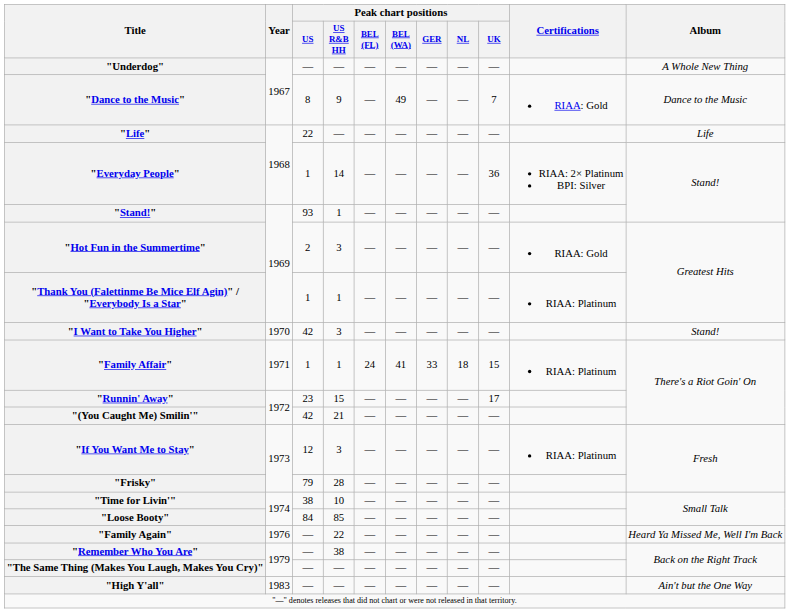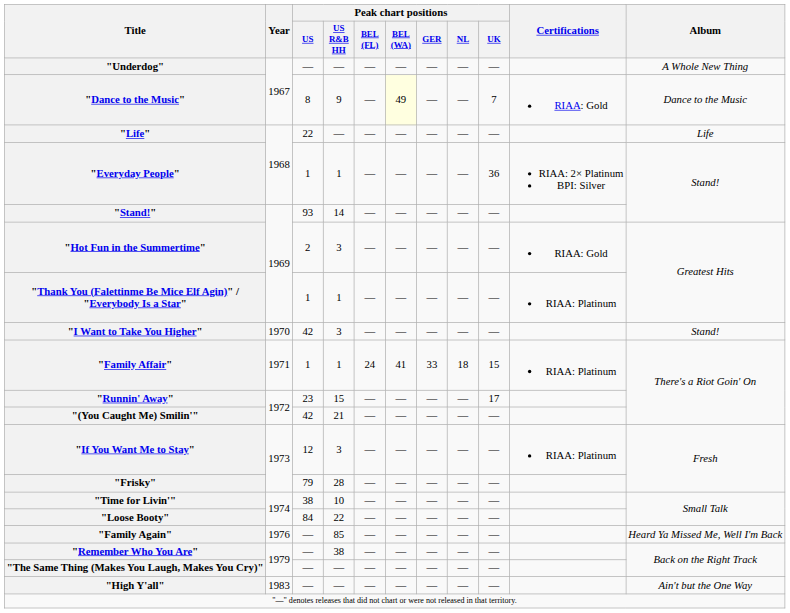(401, 100) no background -> (401, 100) lightyellow background
(339, 173) 14 -> (339, 173) 1
(339, 213) 1 -> (339, 213) 14
(339, 517) 85 -> (339, 517) 22
(339, 534) 22 -> (339, 534) 85
